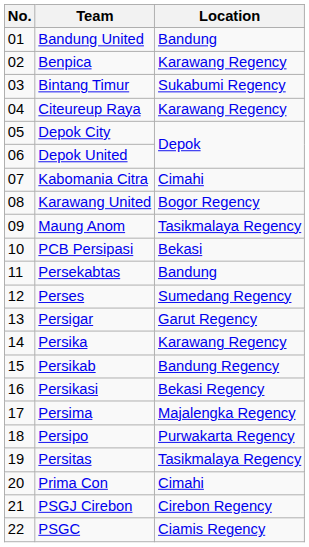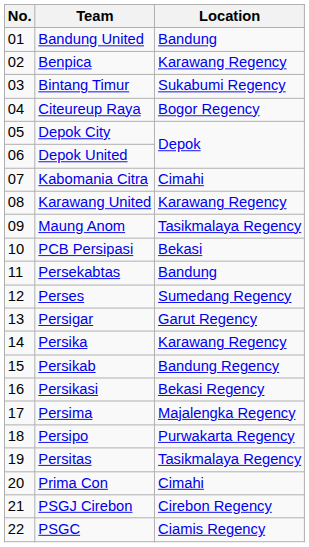(222, 109) Karawang Regency -> (209, 109) Bogor Regency
(209, 202) Bogor Regency -> (222, 202) Karawang Regency
